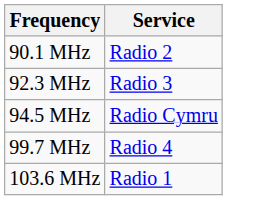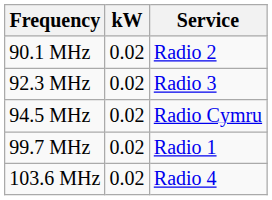+ column: (127, 20)
(141, 147) Radio 4 -> (185, 147) Radio 1
(141, 178) Radio 1 -> (185, 178) Radio 4
